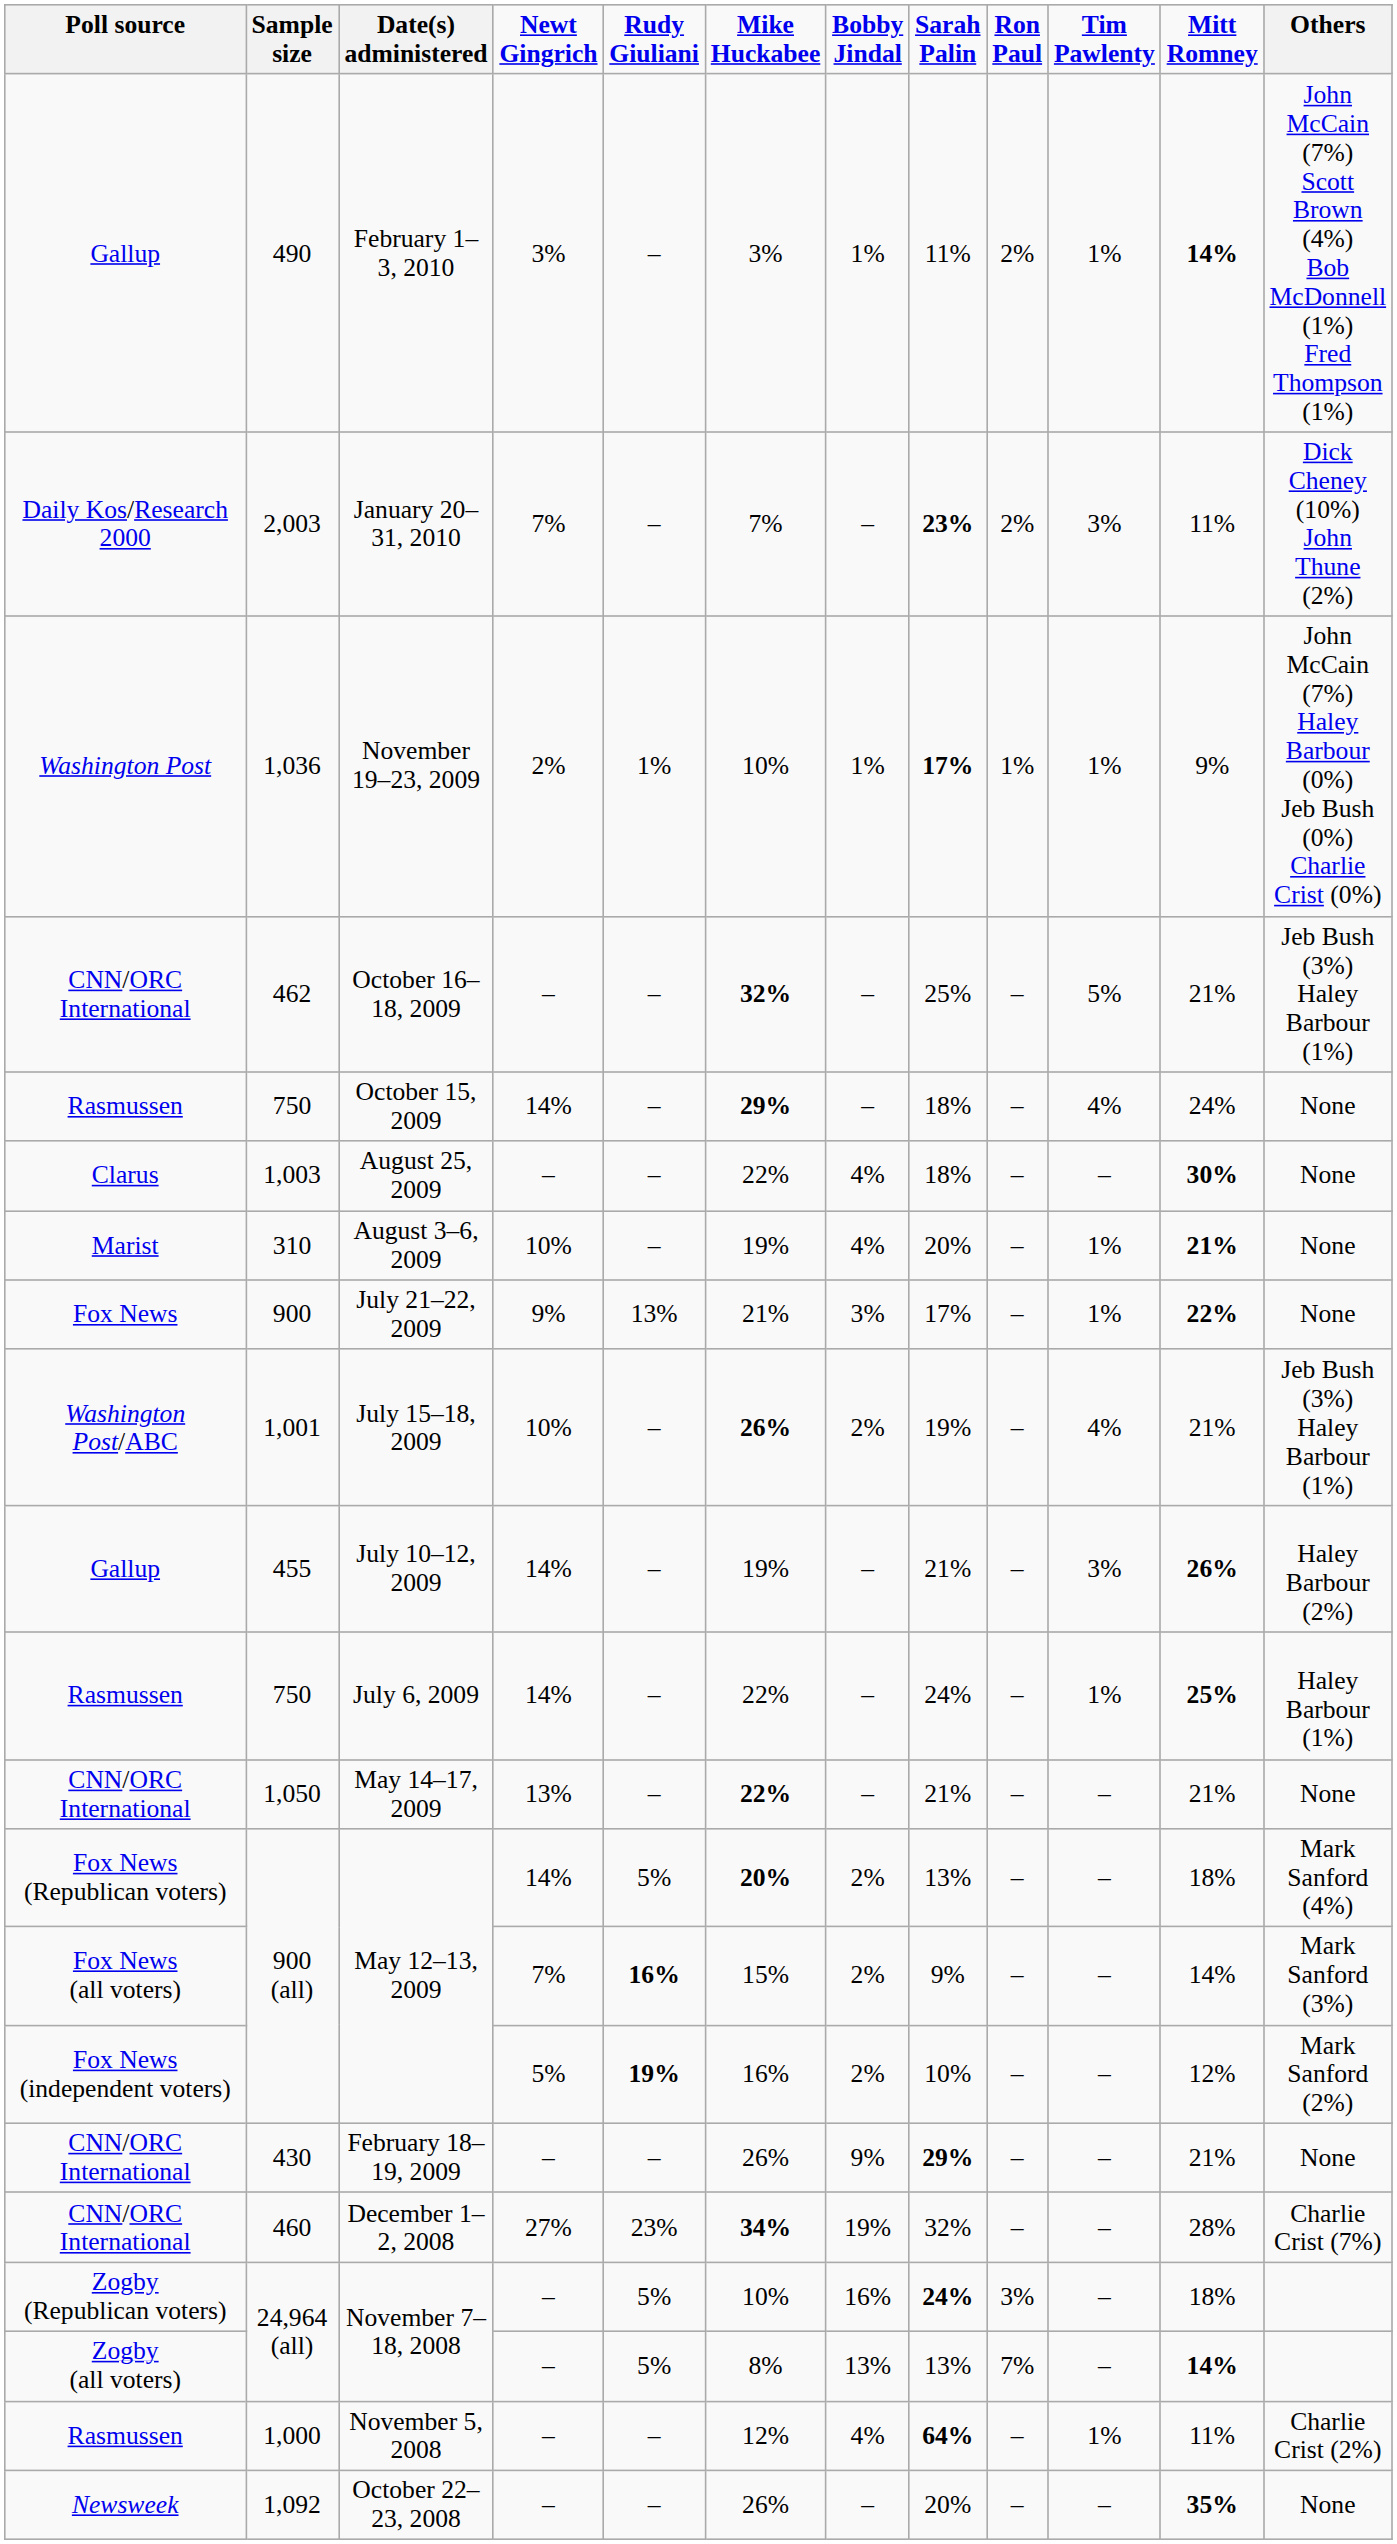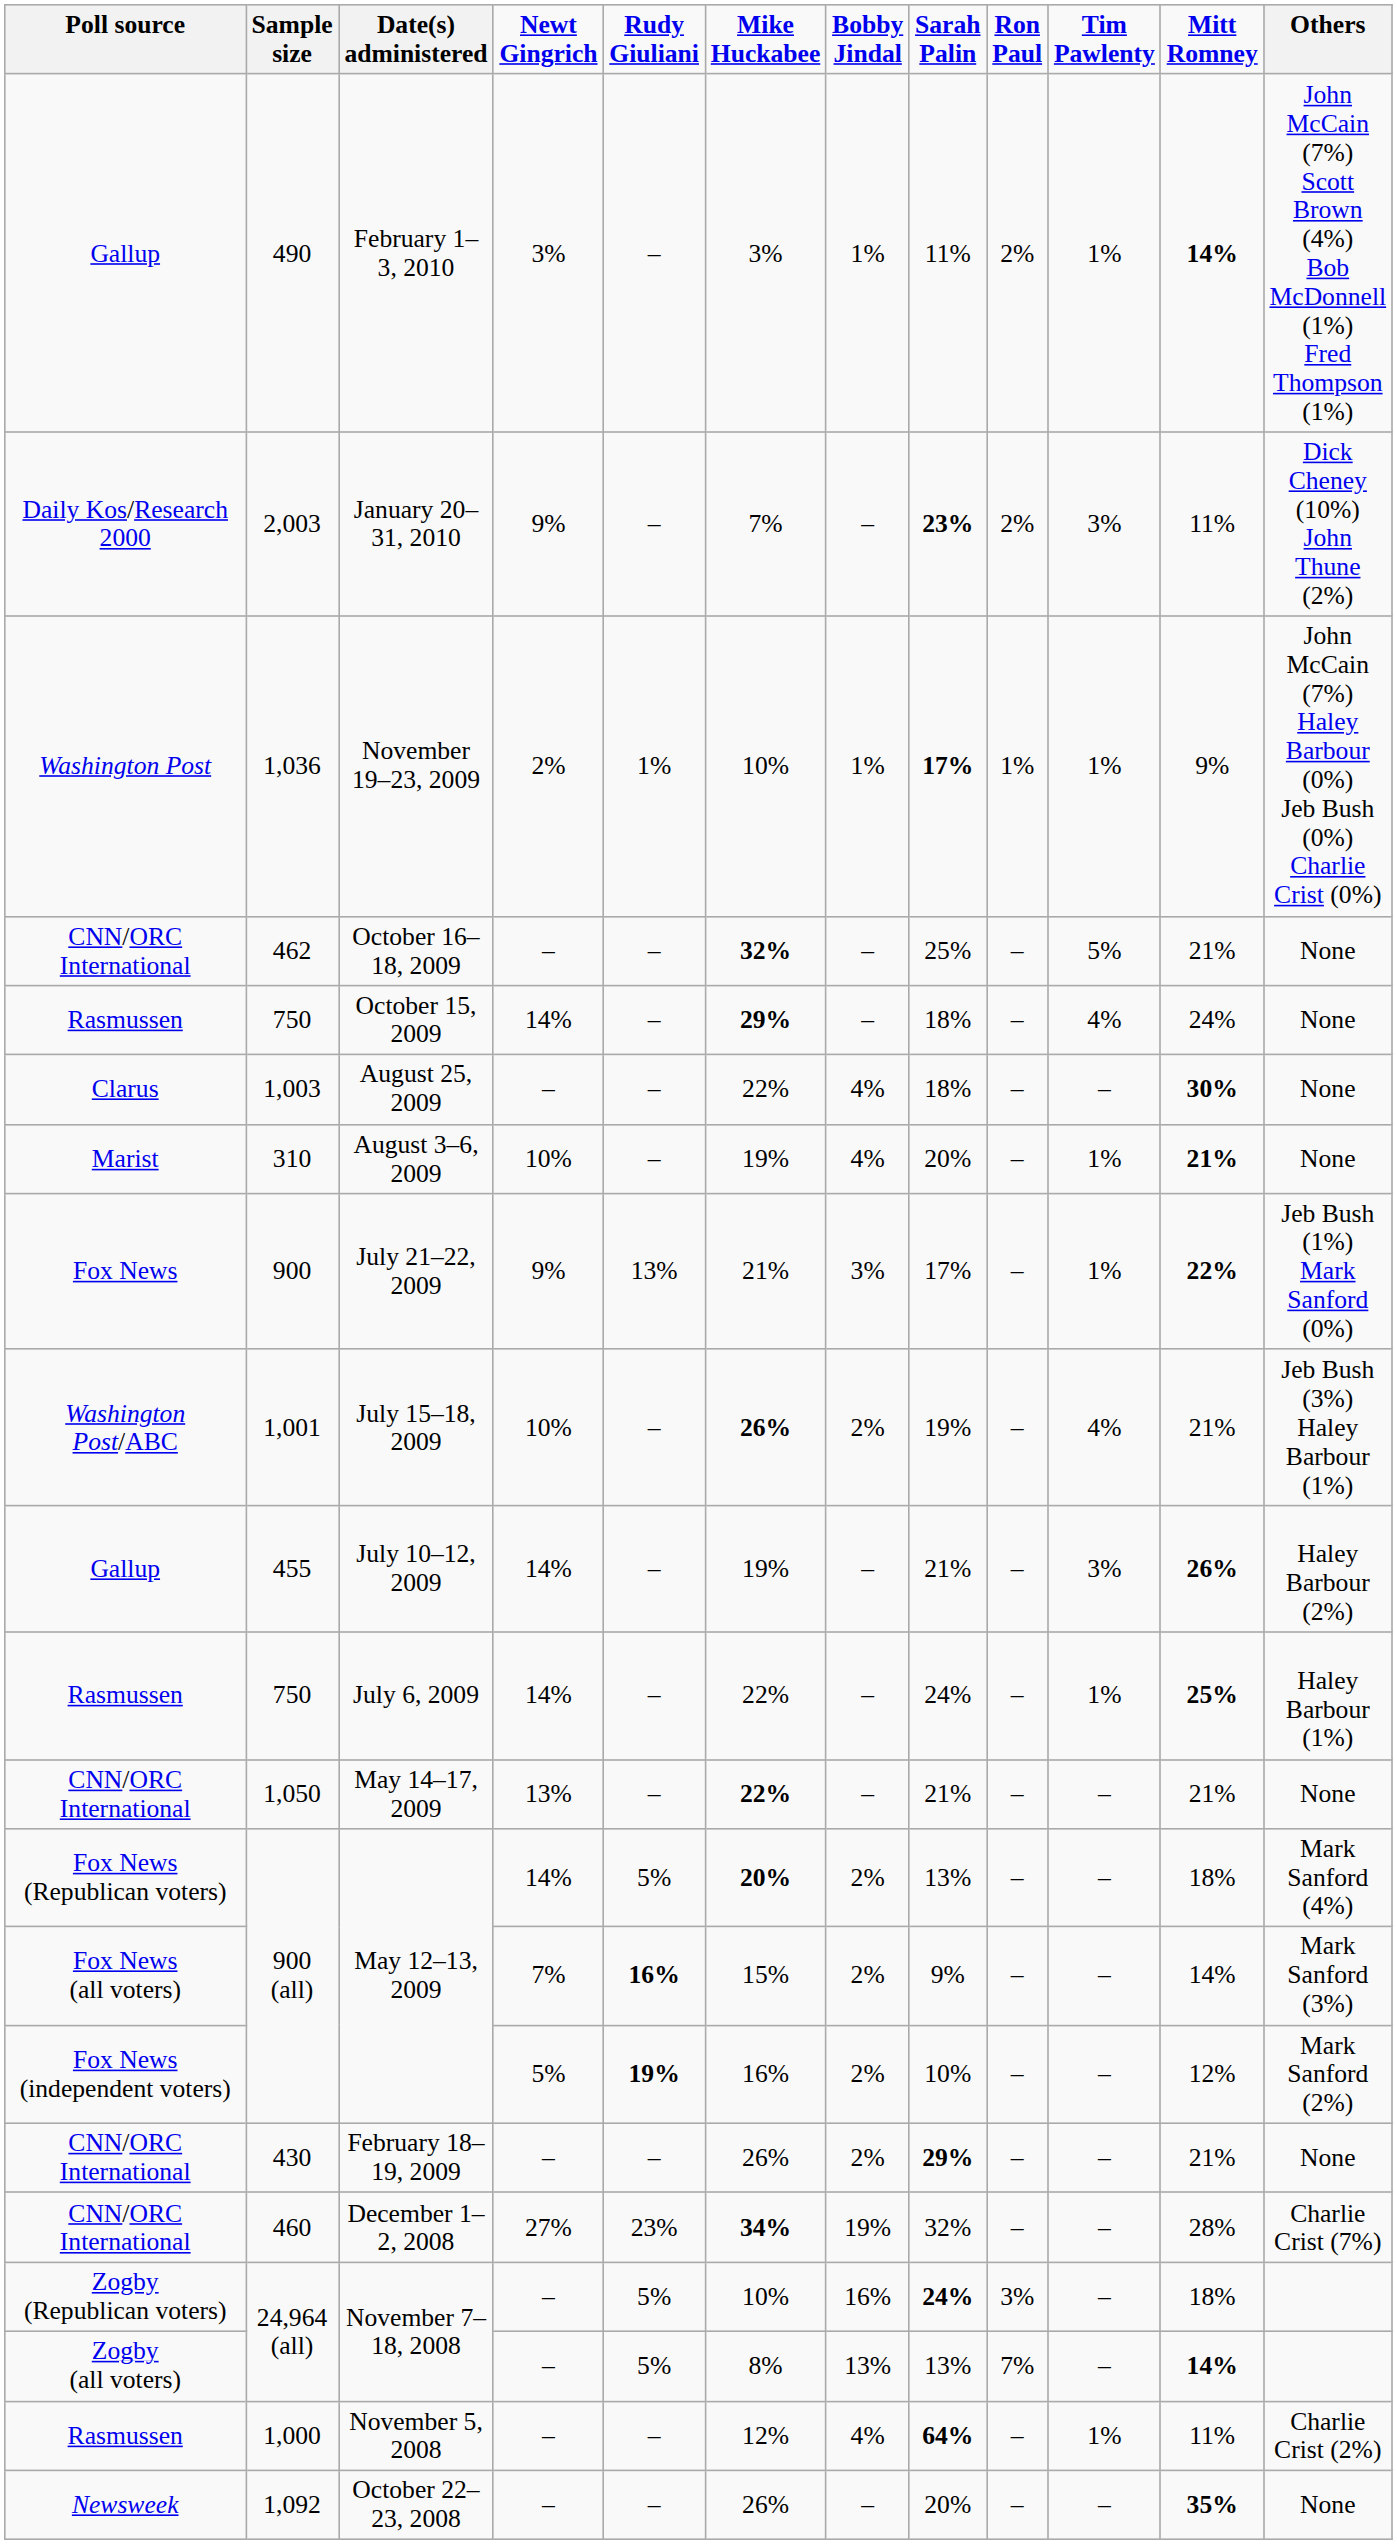(548, 523) 7% -> (548, 523) 9%
(1328, 993) Jeb Bush (3%) Haley Barbour (1%) -> (1328, 950) None
(1328, 1314) None -> (1328, 1271) Jeb Bush (1%) Mark Sanford (0%)
(868, 2157) 9% -> (868, 2157) 2%
